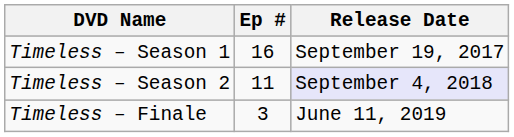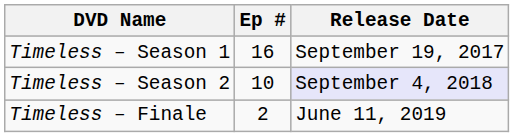(263, 84) 11 -> (263, 84) 10
(263, 115) 3 -> (263, 115) 2
